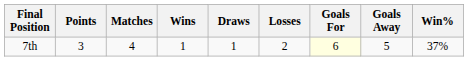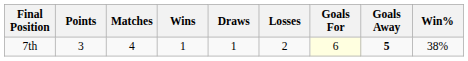(387, 46) normal -> (387, 46) bold
(438, 46) 37% -> (438, 46) 38%
